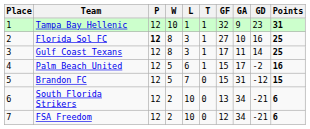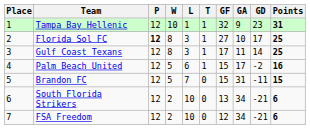(258, 39) 16 -> (258, 39) 17
(260, 80) -12 -> (260, 80) -11
